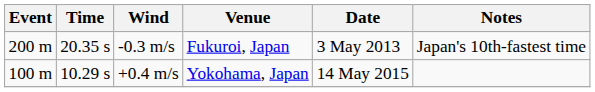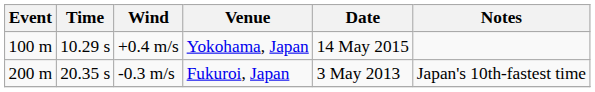rows swapped: (148, 73) <-> (146, 45)
